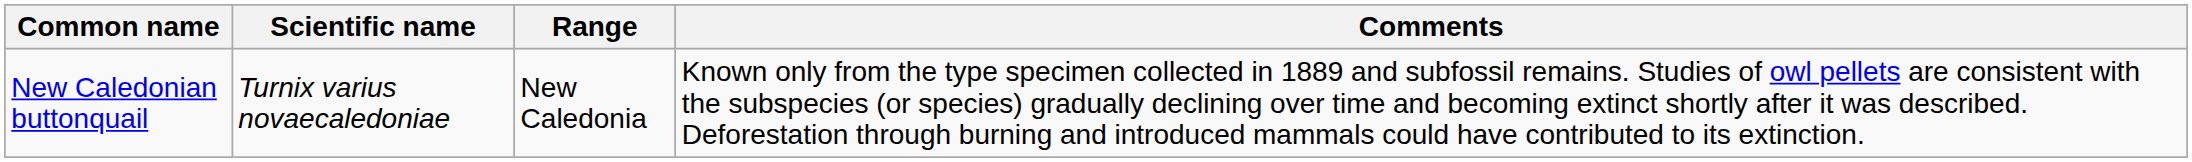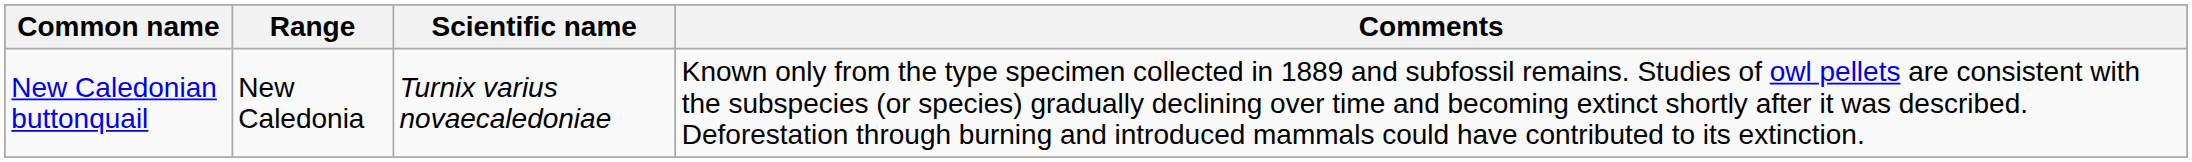columns swapped: (373, 26) <-> (595, 26)
